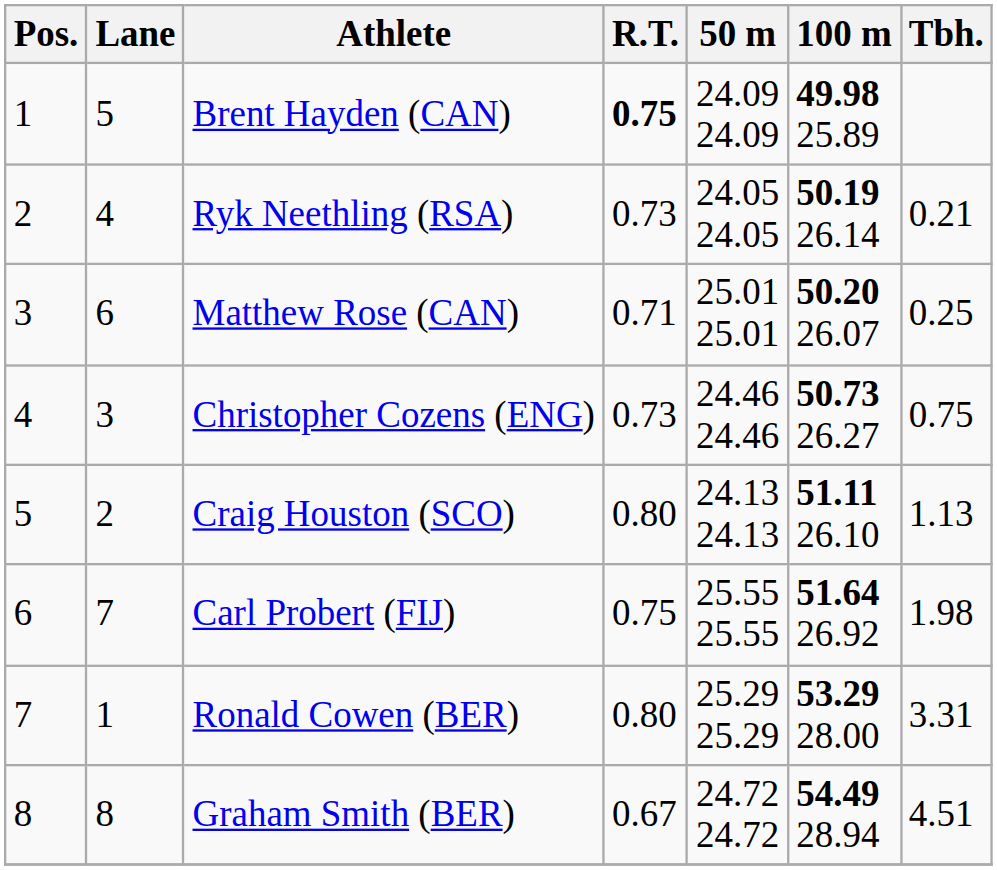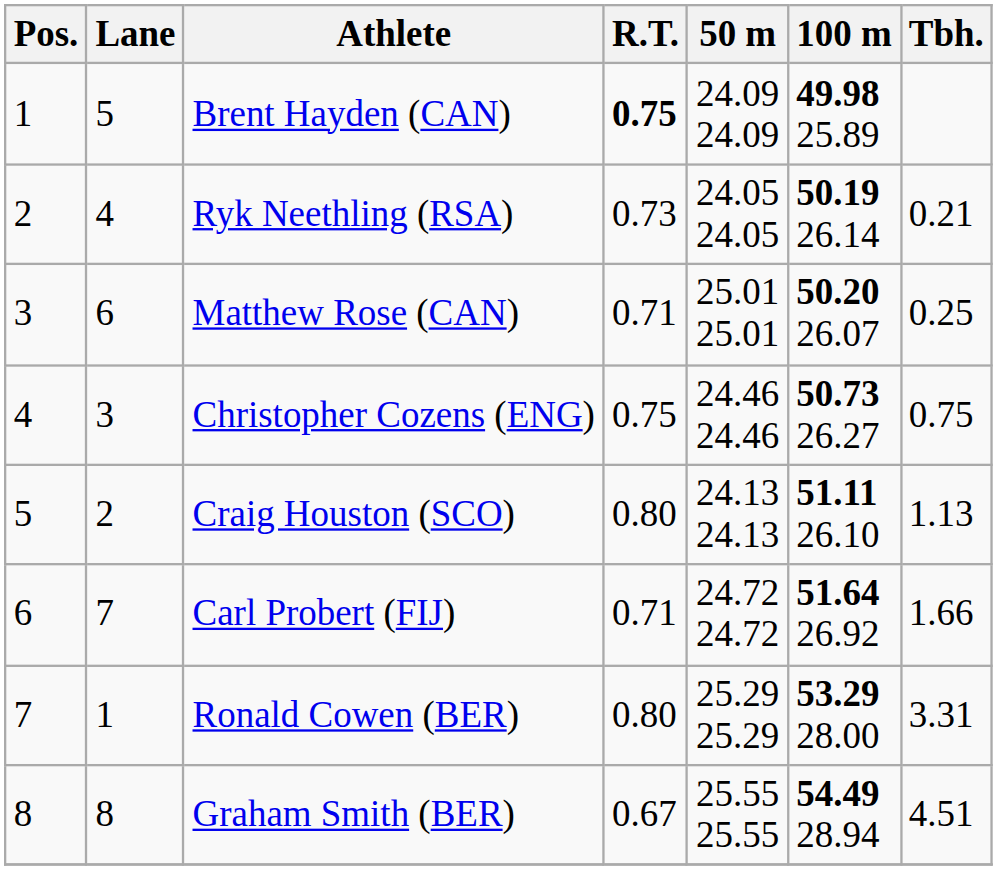(644, 413) 0.73 -> (644, 413) 0.75
(644, 614) 0.75 -> (644, 614) 0.71
(738, 614) 25.55 25.55 -> (738, 614) 24.72 24.72
(941, 614) 1.98 -> (941, 614) 1.66
(738, 814) 24.72 24.72 -> (738, 814) 25.55 25.55
